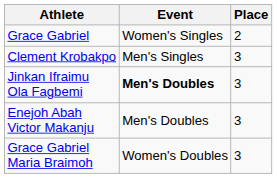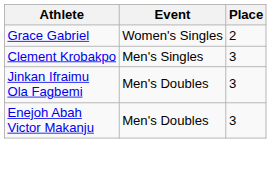(168, 84) bold -> (165, 84) normal
- row: (50, 155)
